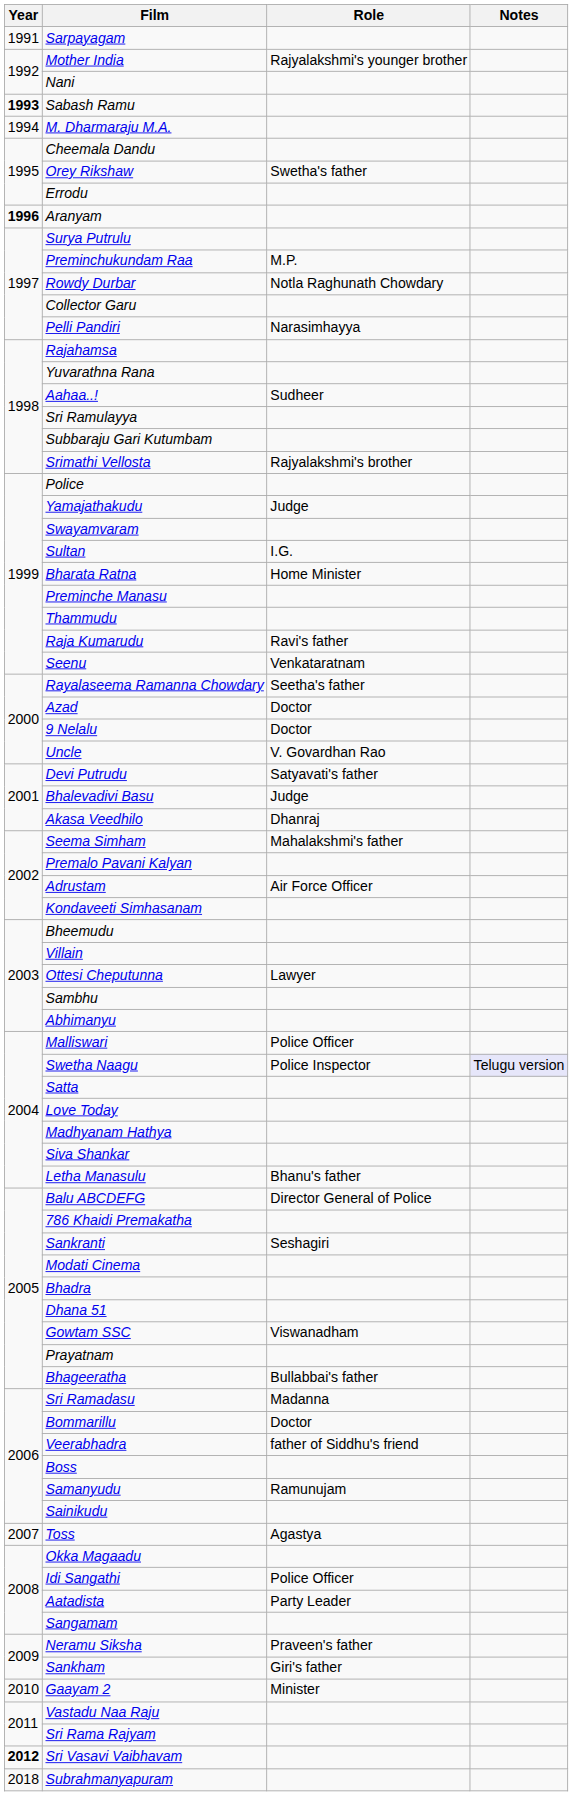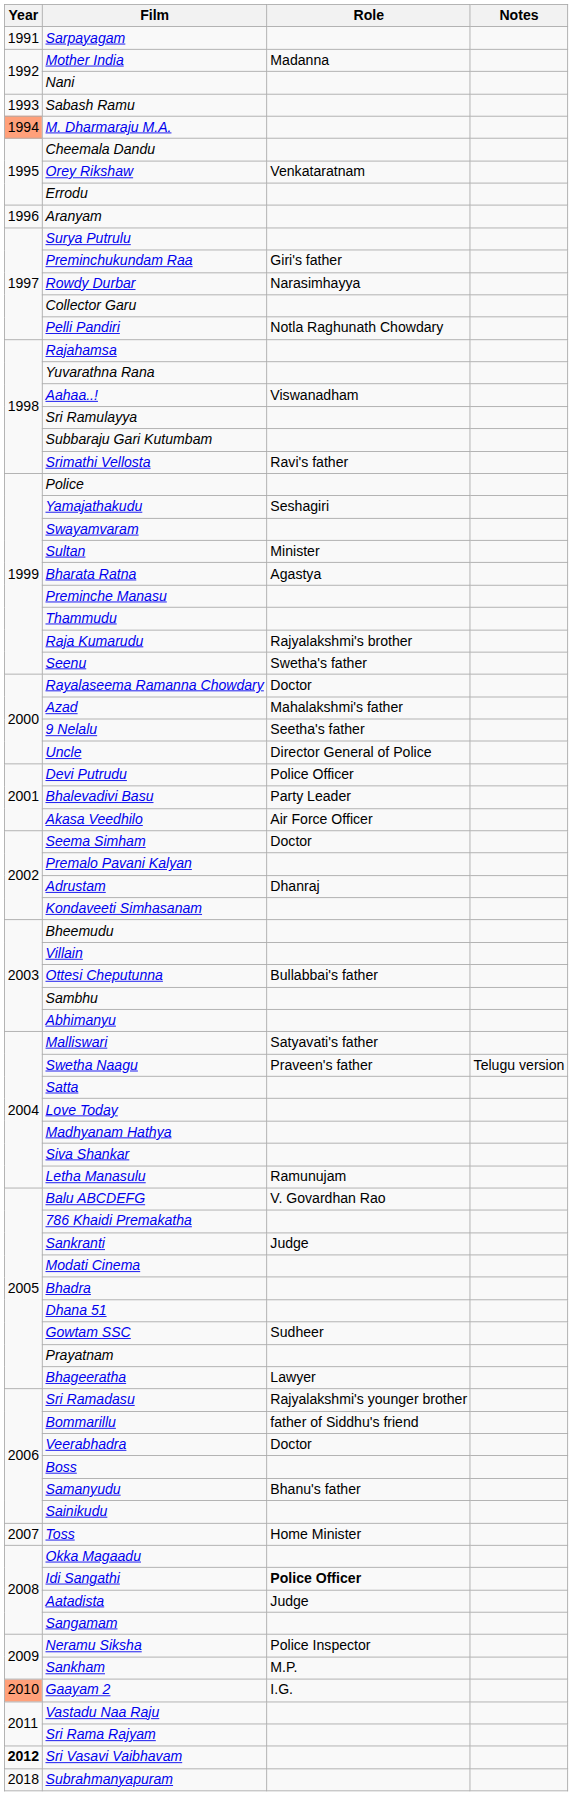(369, 60) Rajyalakshmi's younger brother -> (300, 60) Madanna
(23, 104) bold -> (23, 104) normal
(23, 127) no background -> (23, 127) lightsalmon background
(319, 171) Swetha's father -> (318, 171) Venkataratnam
(23, 216) bold -> (23, 216) normal
(284, 261) M.P. -> (306, 261) Giri's father
(357, 283) Notla Raghunath Chowdary -> (315, 283) Narasimhayya
(315, 328) Narasimhayya -> (357, 328) Notla Raghunath Chowdary
(297, 395) Sudheer -> (314, 395) Viswanadham
(341, 462) Rajyalakshmi's brother -> (309, 462) Ravi's father
(290, 506) Judge -> (300, 506) Seshagiri
(282, 551) I.G. -> (295, 551) Minister
(316, 573) Home Minister -> (296, 573) Agastya
(309, 640) Ravi's father -> (341, 640) Rajyalakshmi's brother
(318, 663) Venkataratnam -> (319, 663) Swetha's father
(317, 685) Seetha's father -> (291, 685) Doctor
(291, 707) Doctor -> (337, 707) Mahalakshmi's father
(291, 730) Doctor -> (317, 730) Seetha's father
(328, 752) V. Govardhan Rao -> (351, 752) Director General of Police
(324, 774) Satyavati's father -> (312, 774) Police Officer
(290, 797) Judge -> (311, 797) Party Leader
(295, 819) Dhanraj -> (321, 819) Air Force Officer
(337, 841) Mahalakshmi's father -> (291, 841) Doctor
(321, 886) Air Force Officer -> (295, 886) Dhanraj
(293, 975) Lawyer -> (324, 975) Bullabbai's father
(312, 1042) Police Officer -> (324, 1042) Satyavati's father
(320, 1065) Police Inspector -> (321, 1065) Praveen's father
(519, 1065) lavender background -> (519, 1065) no background
(316, 1176) Bhanu's father -> (308, 1176) Ramunujam
(351, 1199) Director General of Police -> (328, 1199) V. Govardhan Rao
(300, 1243) Seshagiri -> (290, 1243) Judge
(314, 1333) Viswanadham -> (297, 1333) Sudheer
(324, 1377) Bullabbai's father -> (293, 1377) Lawyer
(300, 1400) Madanna -> (369, 1400) Rajyalakshmi's younger brother
(291, 1422) Doctor -> (344, 1422) father of Siddhu's friend
(344, 1444) father of Siddhu's friend -> (291, 1444) Doctor
(308, 1489) Ramunujam -> (316, 1489) Bhanu's father
(296, 1534) Agastya -> (316, 1534) Home Minister
(312, 1578) normal -> (316, 1578) bold
(311, 1601) Party Leader -> (290, 1601) Judge
(321, 1645) Praveen's father -> (320, 1645) Police Inspector
(306, 1668) Giri's father -> (284, 1668) M.P.
(23, 1690) no background -> (23, 1690) lightsalmon background
(295, 1690) Minister -> (282, 1690) I.G.
